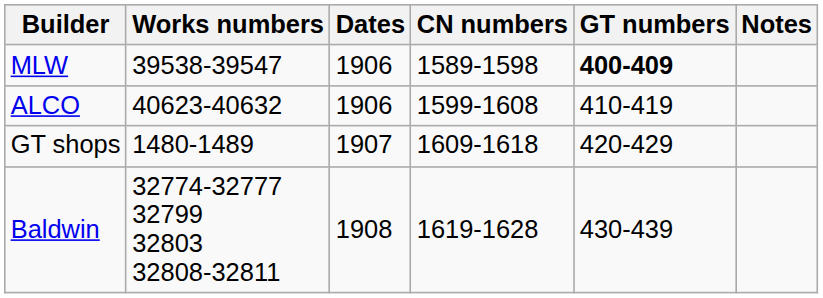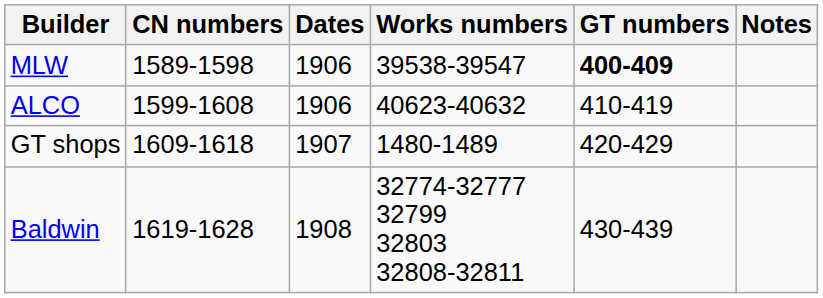columns swapped: (228, 24) <-> (492, 24)
